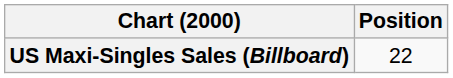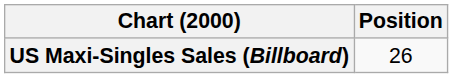(401, 55) 22 -> (401, 55) 26
